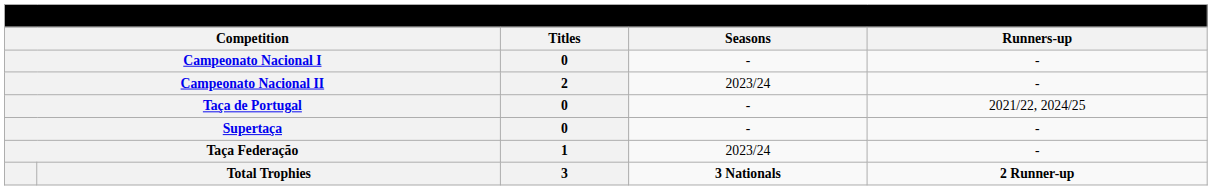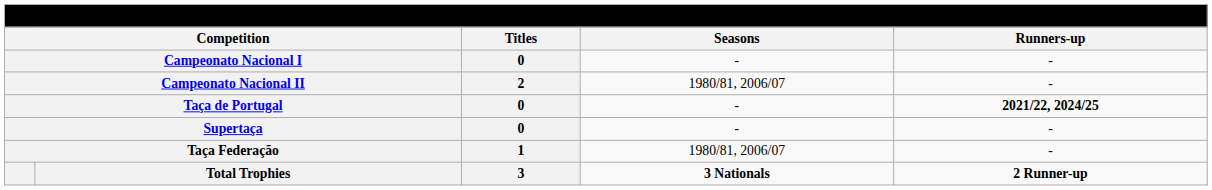(748, 83) 2023/24 -> (737, 83) 1980/81, 2006/07
(1037, 106) normal -> (1051, 106) bold
(748, 151) 2023/24 -> (737, 151) 1980/81, 2006/07
